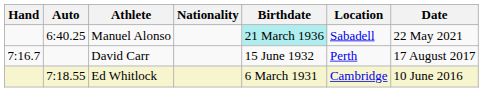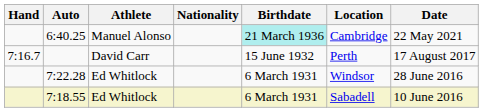(352, 35) Sabadell -> (359, 35) Cambridge
+ row: (66, 76)
(359, 76) Cambridge -> (352, 96) Sabadell
